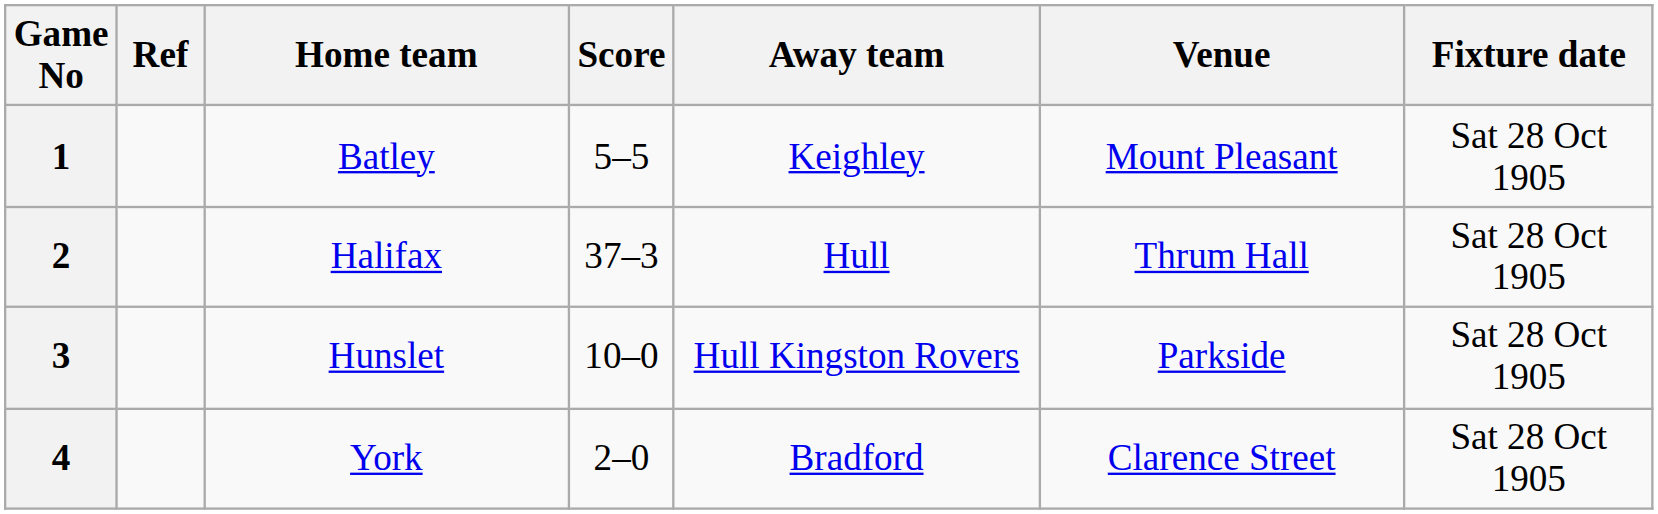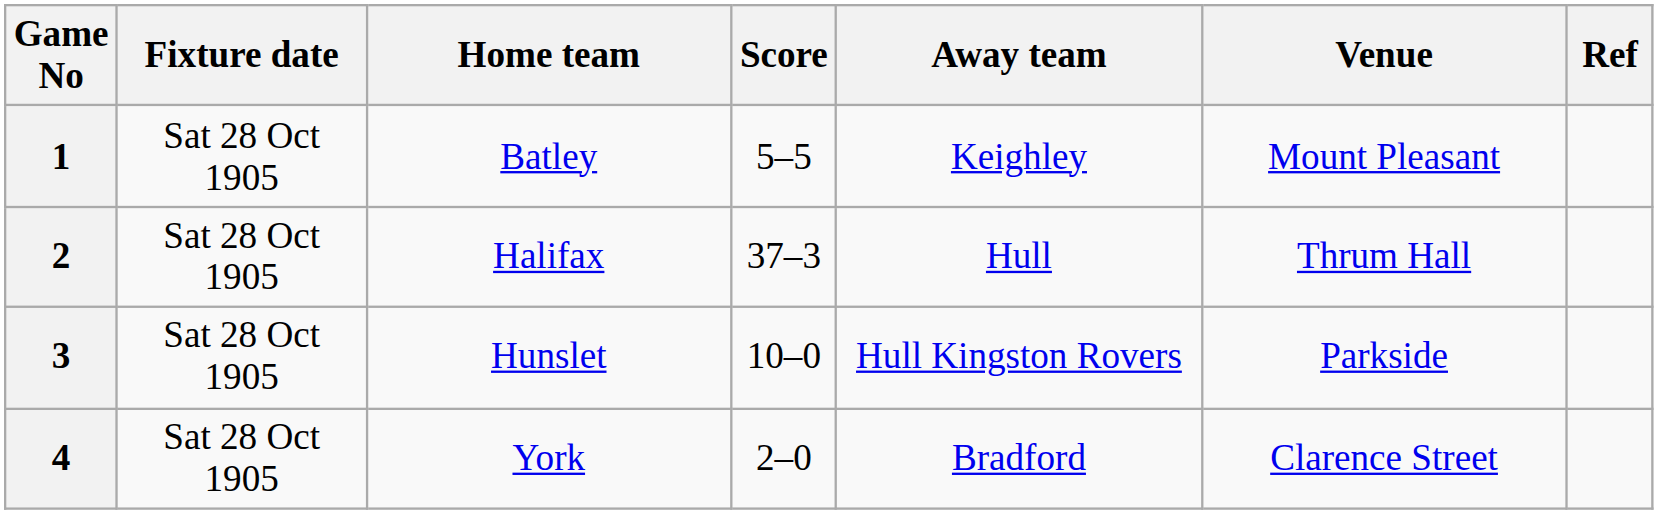columns swapped: (1529, 54) <-> (160, 54)
